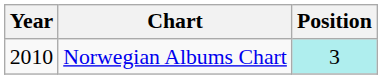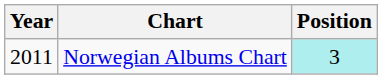(31, 56) 2010 -> (31, 56) 2011
